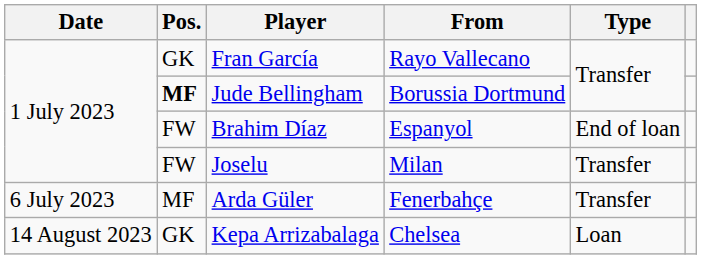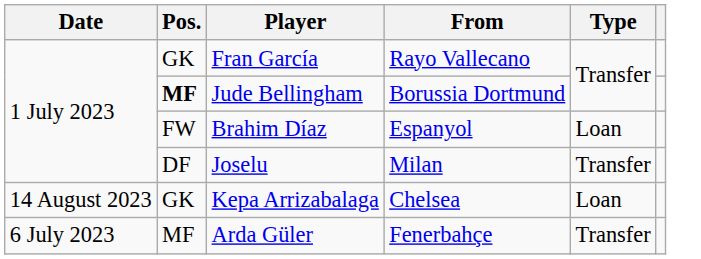(628, 128) End of loan -> (599, 128) Loan
(179, 164) FW -> (176, 164) DF
rows swapped: (262, 199) <-> (295, 235)
